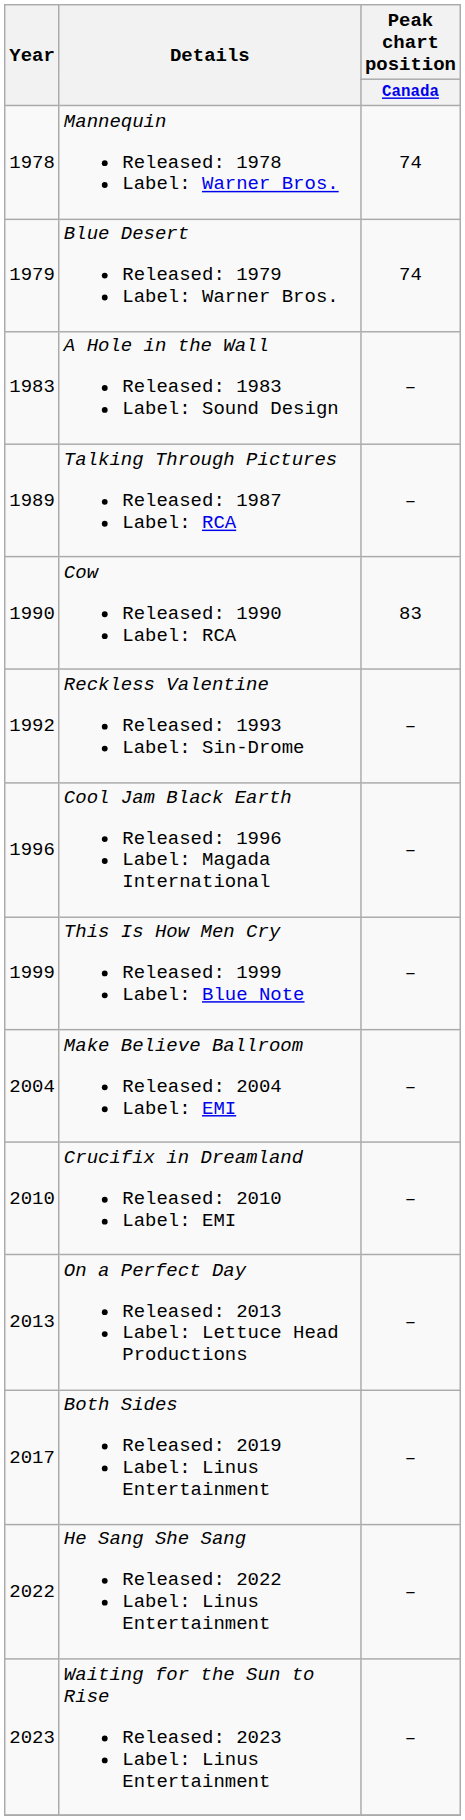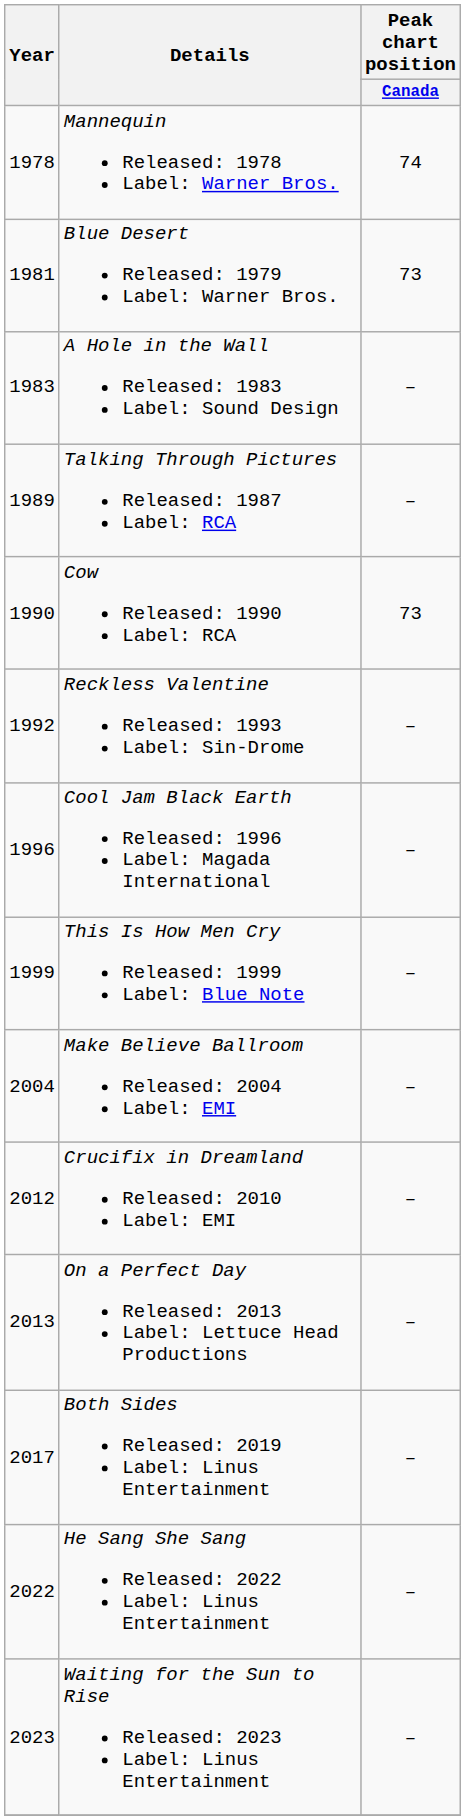(32, 275) 1979 -> (32, 275) 1981
(410, 275) 74 -> (410, 275) 73
(410, 613) 83 -> (410, 613) 73
(32, 1199) 2010 -> (32, 1199) 2012
